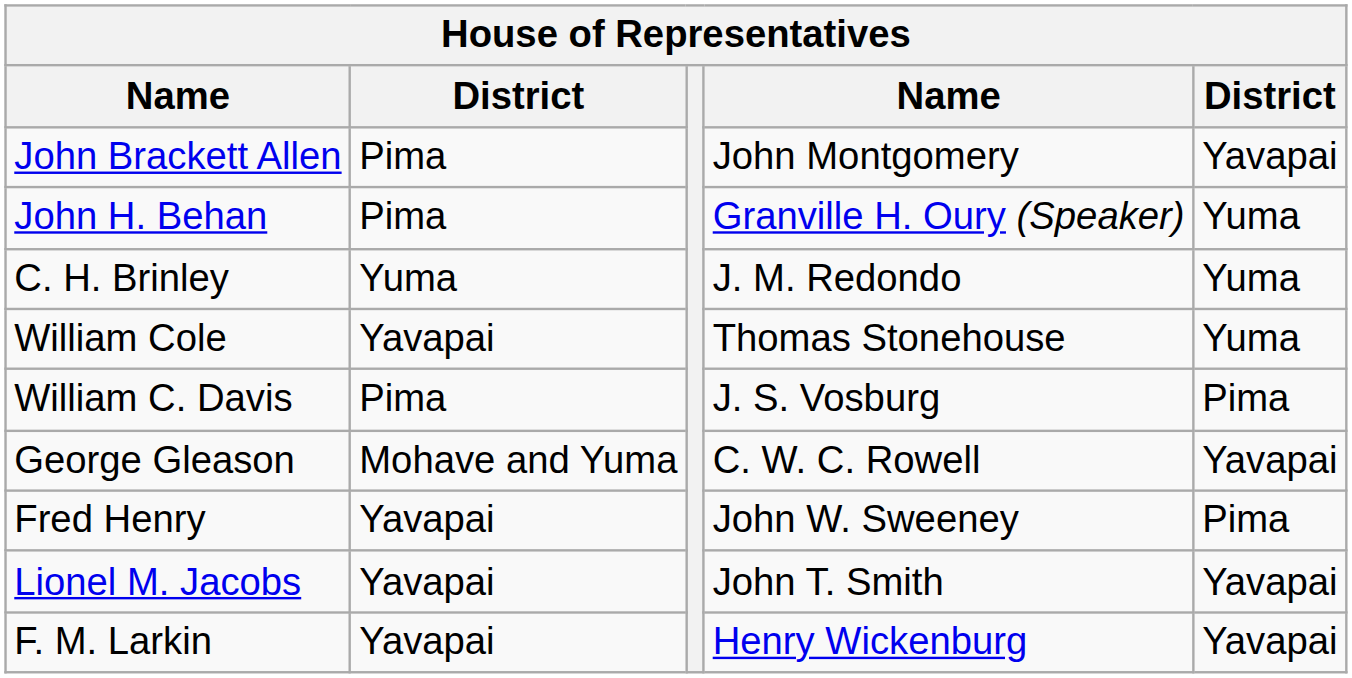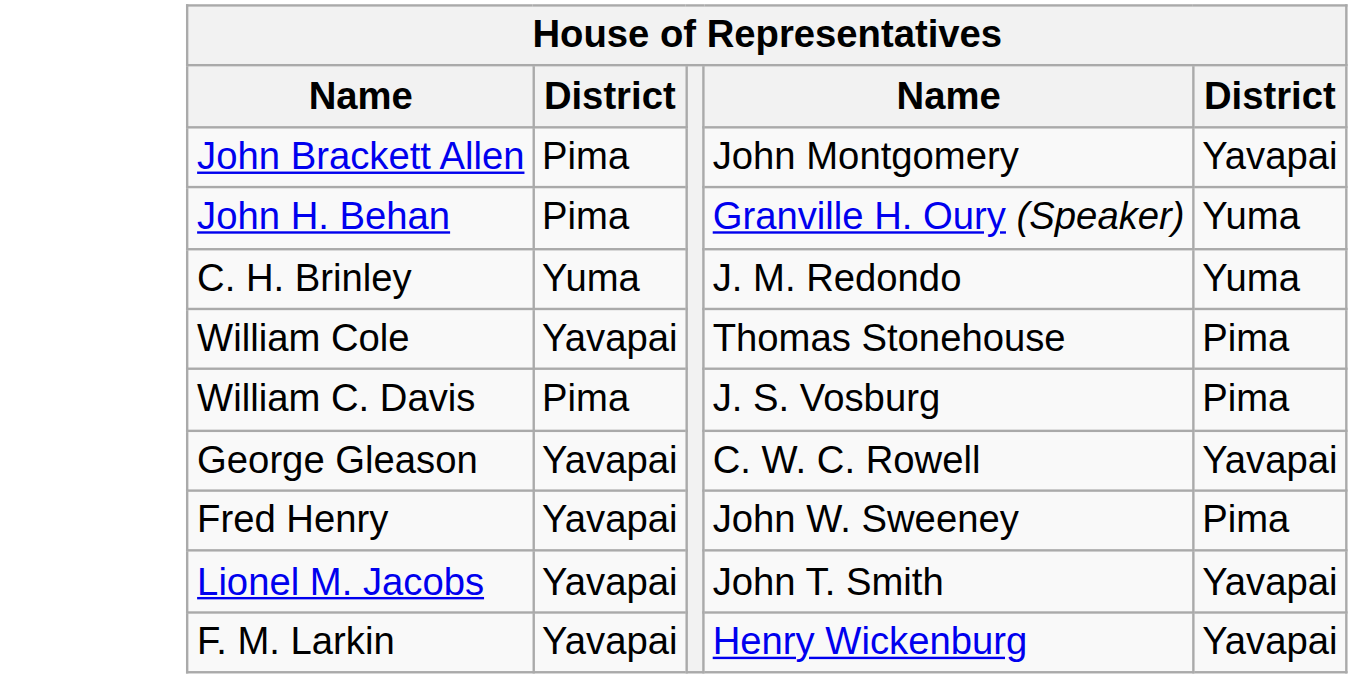(1251, 338) Yuma -> (1246, 338) Pima
(518, 459) Mohave and Yuma -> (610, 459) Yavapai
